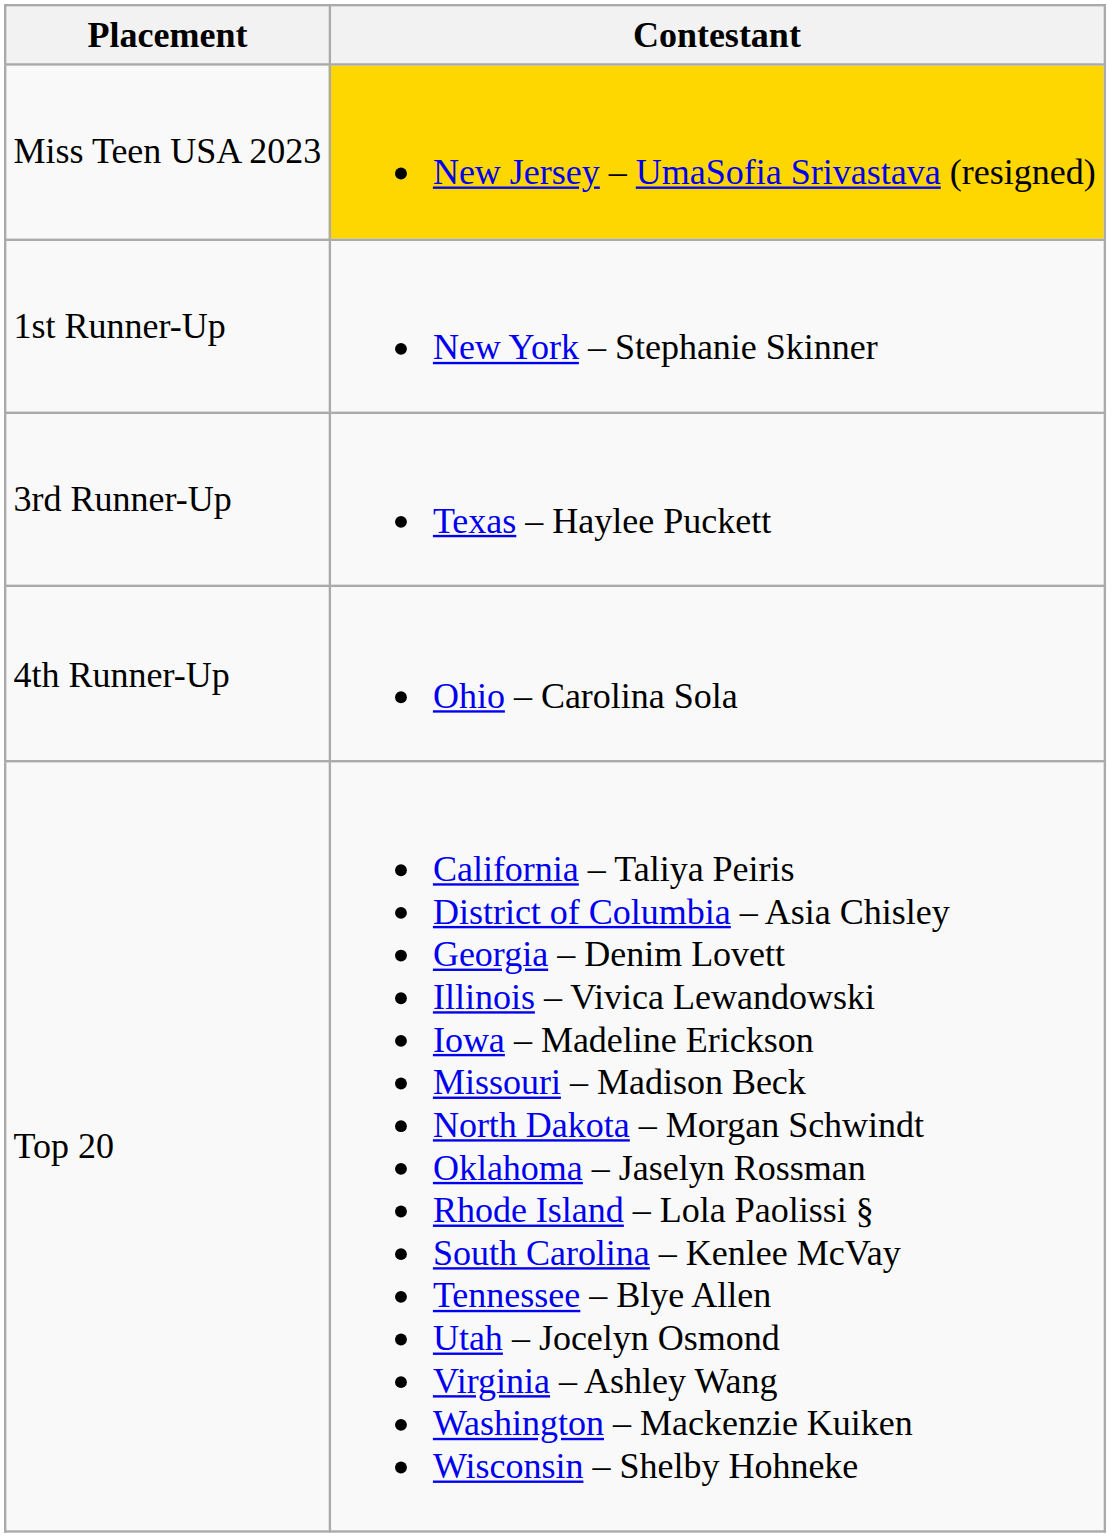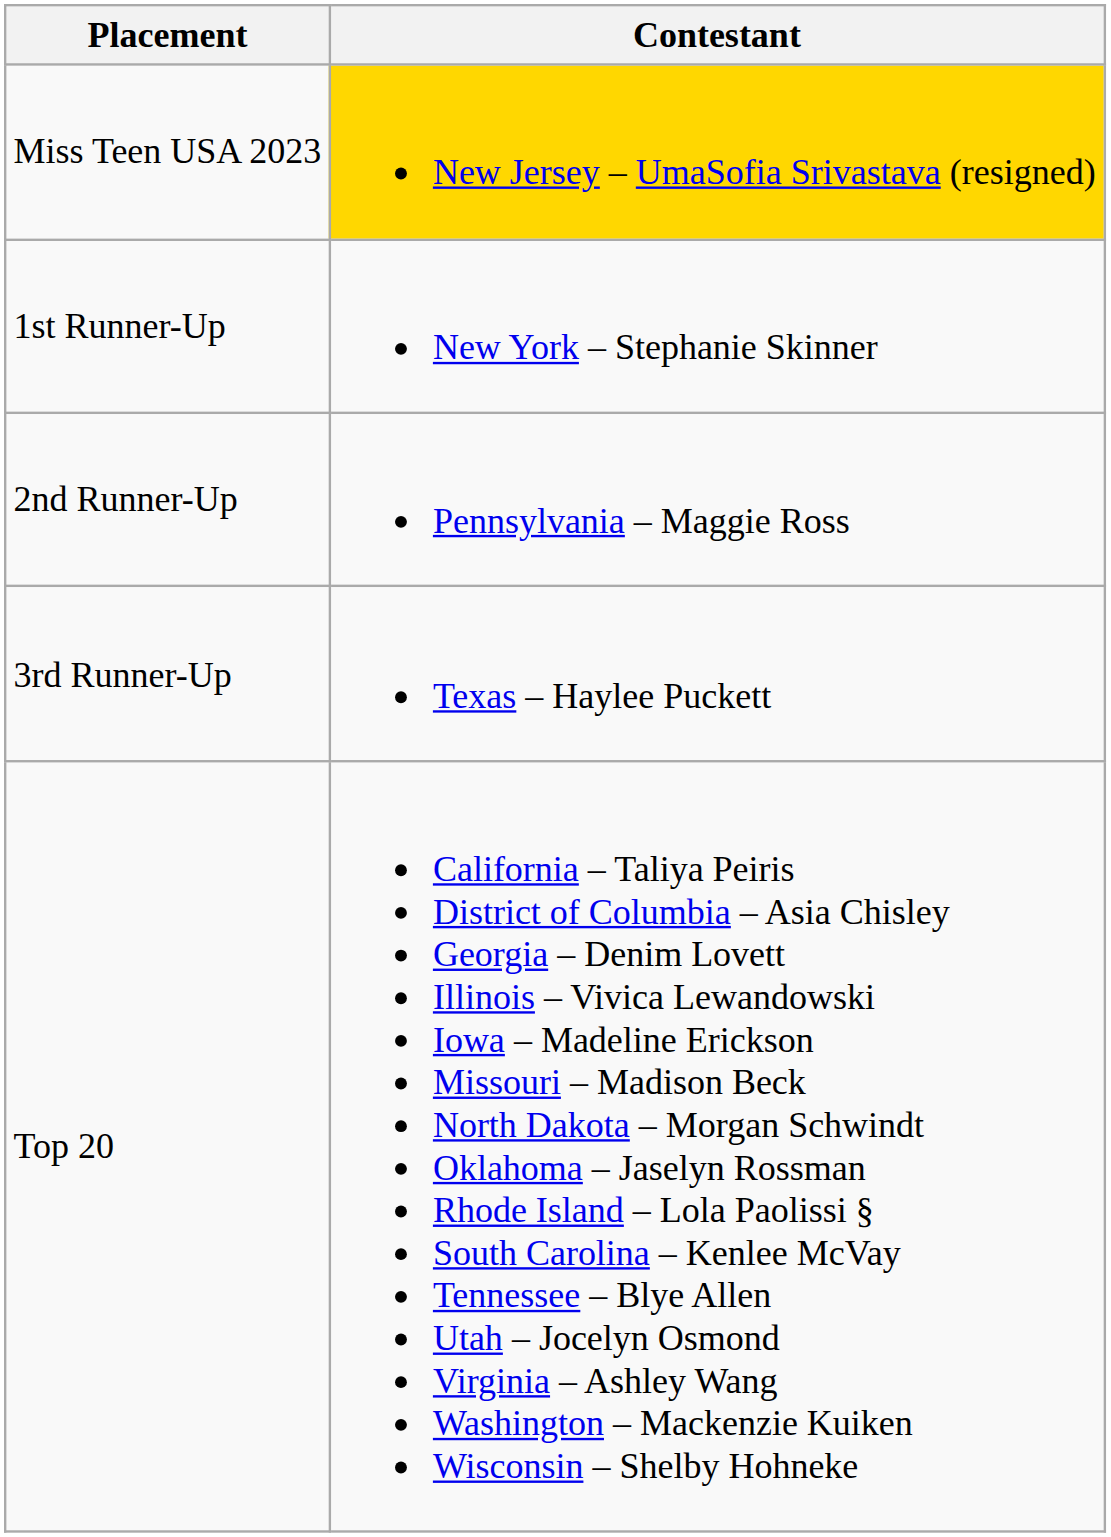+ row: (126, 499)
- row: (122, 673)
